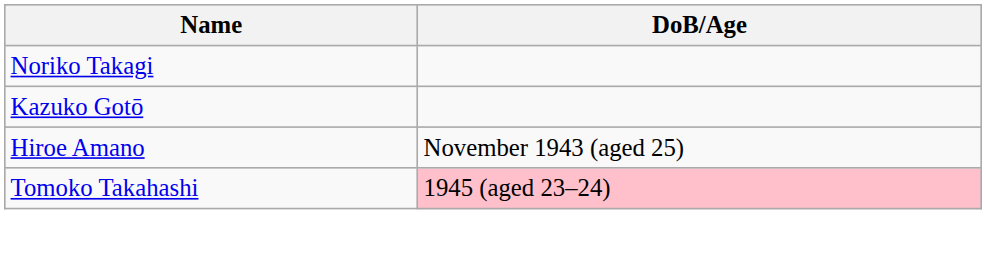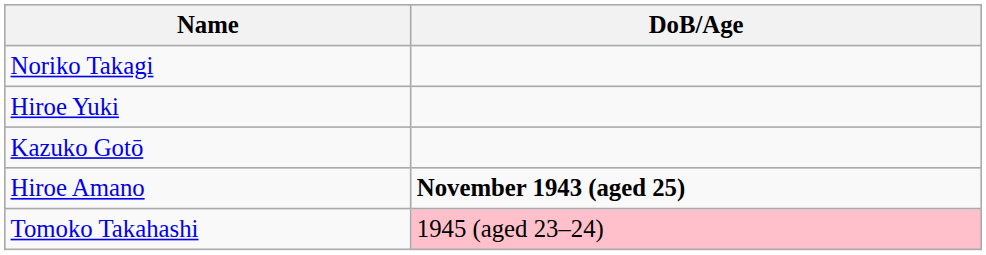+ row: (65, 106)
(554, 147) normal -> (551, 188) bold
